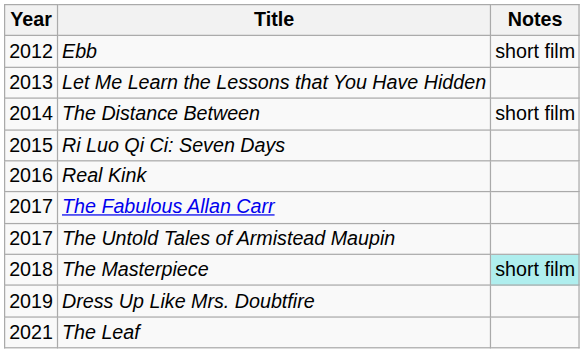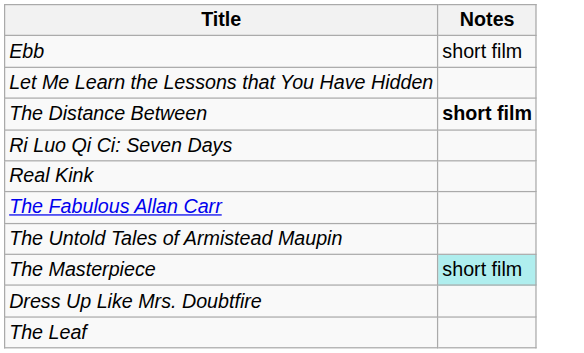- column: (31, 20)
(535, 113) normal -> (487, 113) bold
